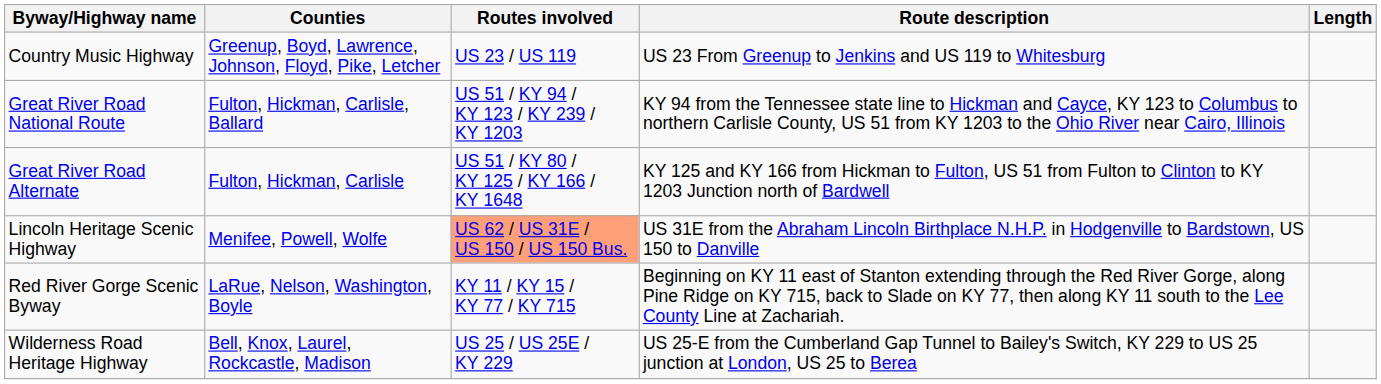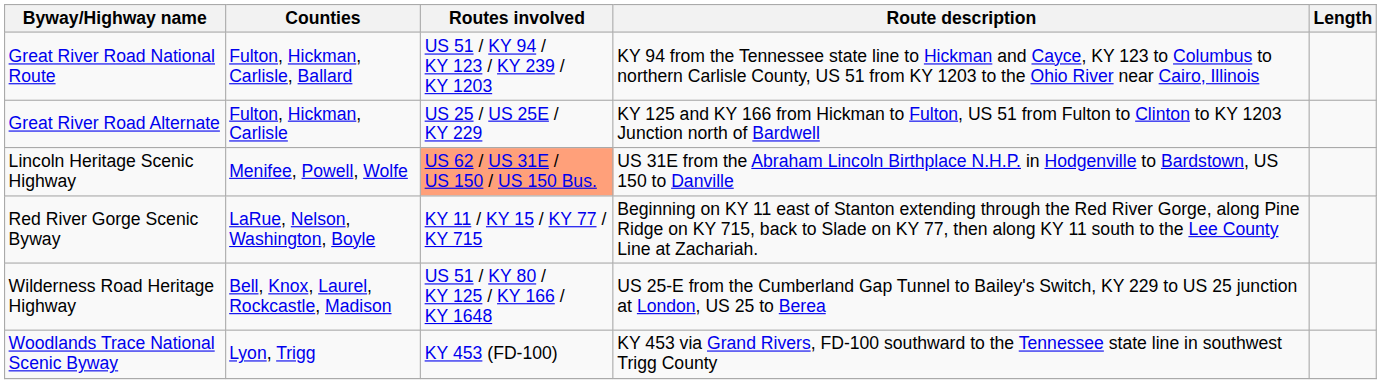- row: (101, 56)
(525, 181) US 51 / KY 80 / KY 125 / KY 166 / KY 1648 -> (492, 123) US 25 / US 25E / KY 229
(522, 354) US 25 / US 25E / KY 229 -> (495, 296) US 51 / KY 80 / KY 125 / KY 166 / KY 1648
+ row: (112, 354)
